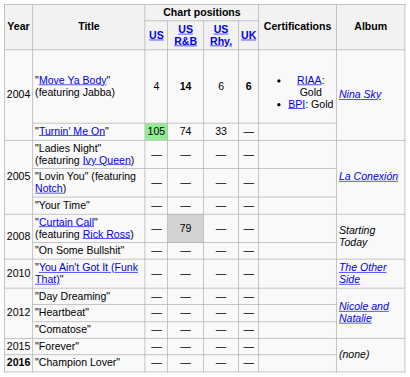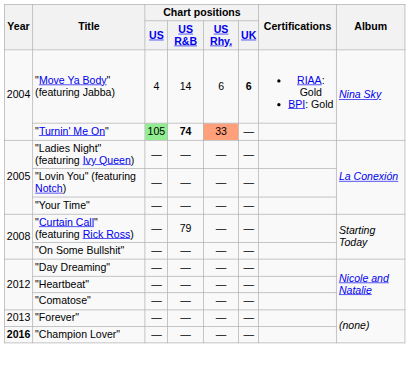(186, 86) bold -> (186, 86) normal
(186, 131) normal -> (186, 131) bold
(221, 131) no background -> (221, 131) lightsalmon background
(186, 228) lightgrey background -> (186, 228) no background
- row: (87, 273)
(19, 346) 2015 -> (19, 318) 2013
